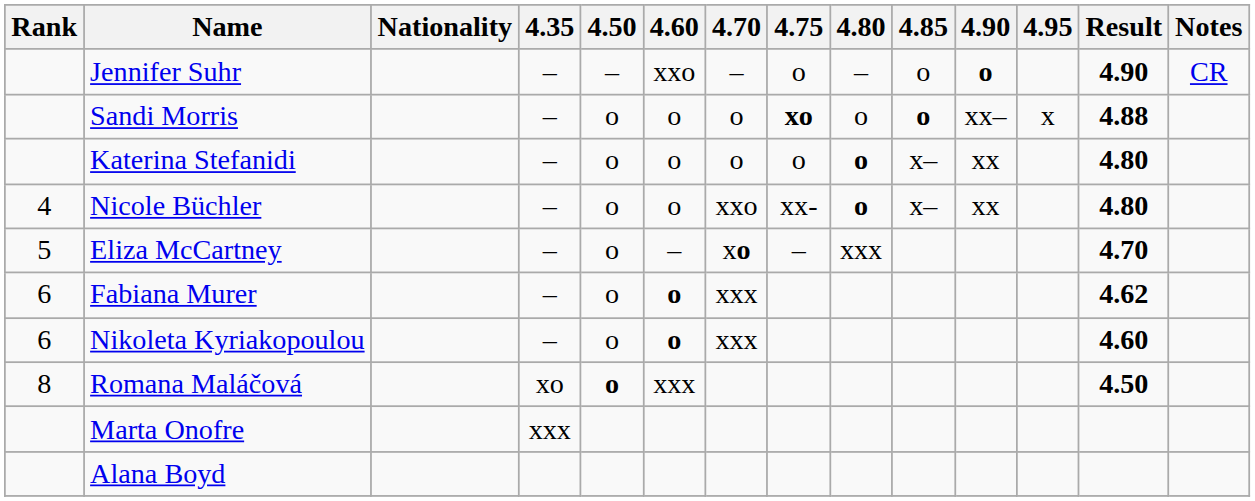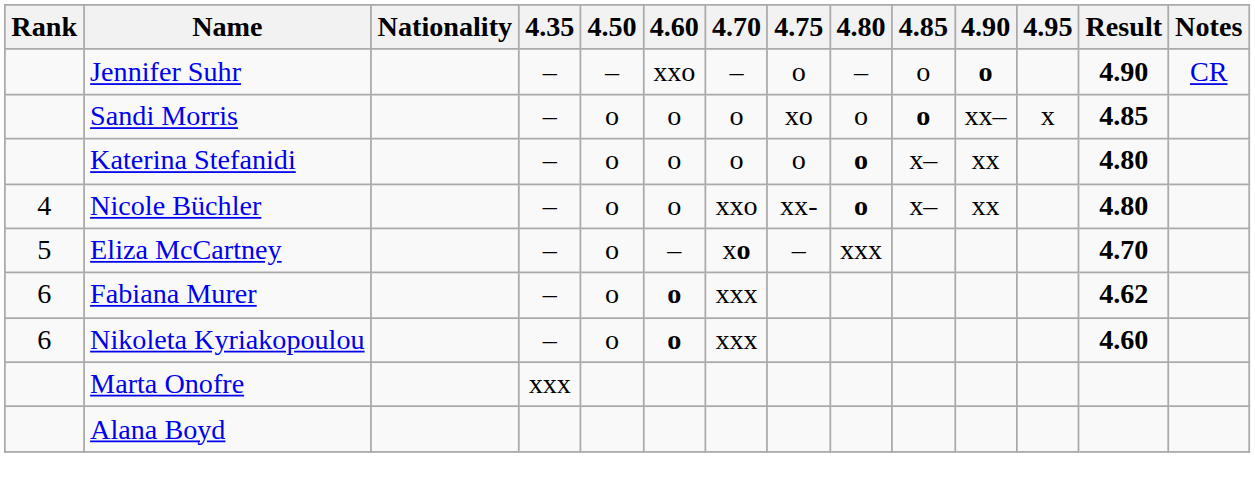(799, 116) bold -> (799, 116) normal
(1124, 116) 4.88 -> (1124, 116) 4.85
- row: (196, 384)
